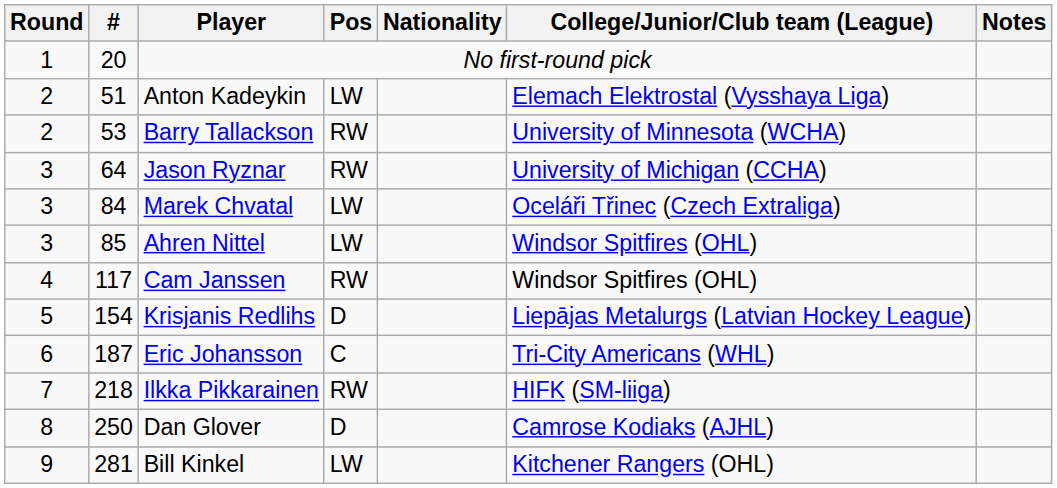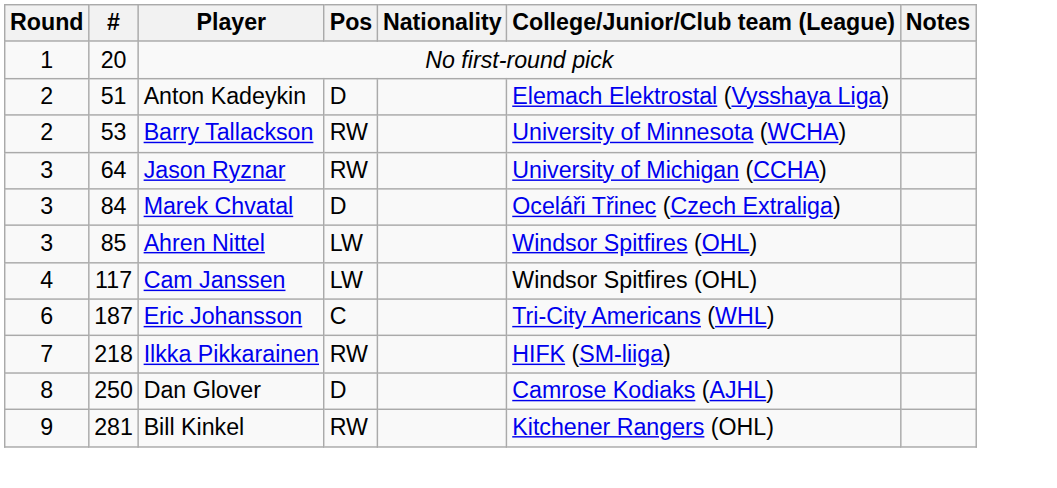(346, 96) LW -> (338, 96) D
(346, 206) LW -> (338, 206) D
(349, 280) RW -> (346, 280) LW
- row: (229, 317)
(346, 464) LW -> (349, 427) RW
